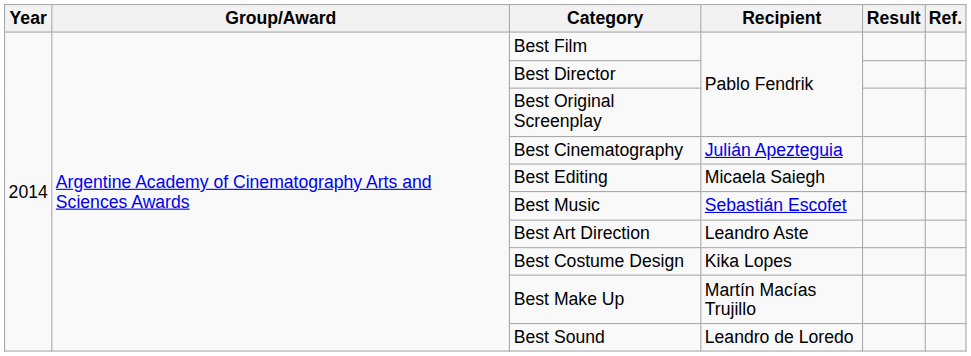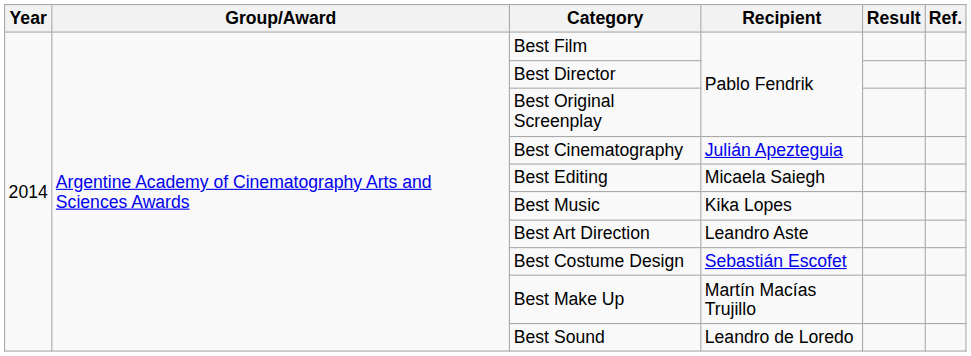(776, 205) Sebastián Escofet -> (748, 205) Kika Lopes
(748, 261) Kika Lopes -> (776, 261) Sebastián Escofet
